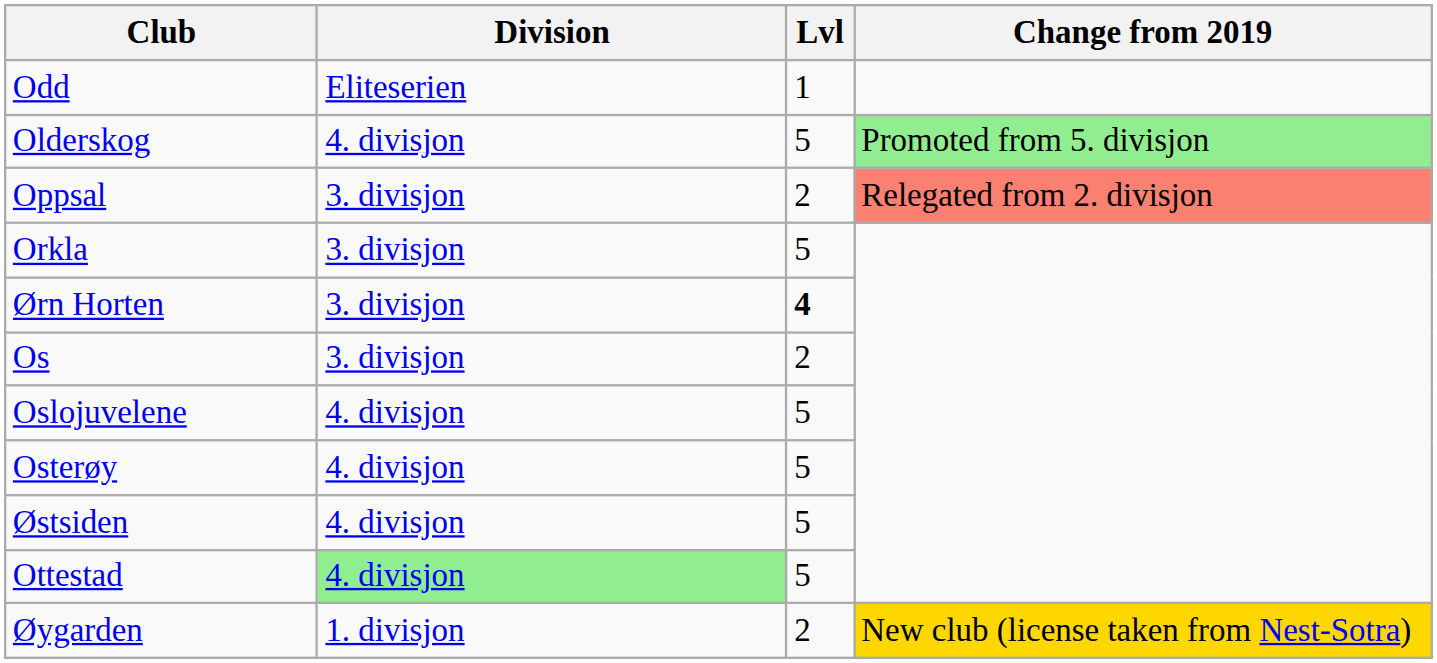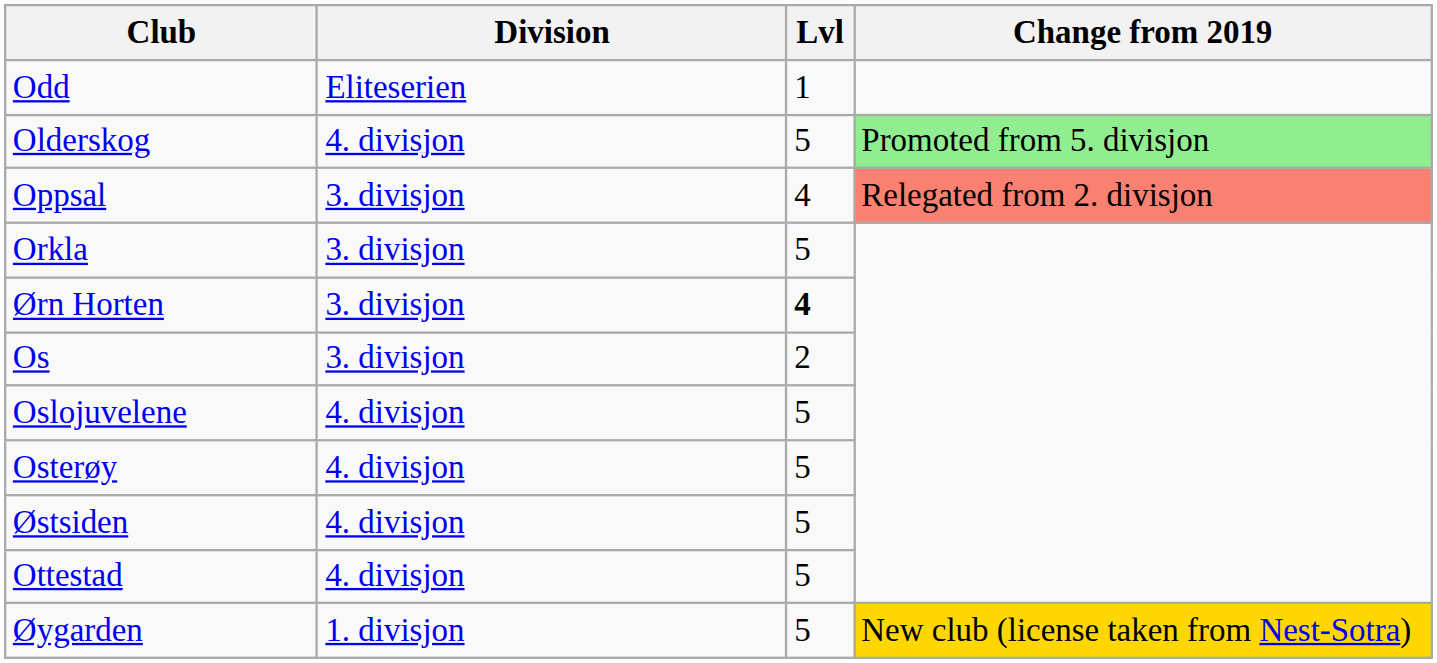(802, 195) 2 -> (802, 195) 4
(395, 575) lightgreen background -> (395, 575) no background
(802, 630) 2 -> (802, 630) 5
